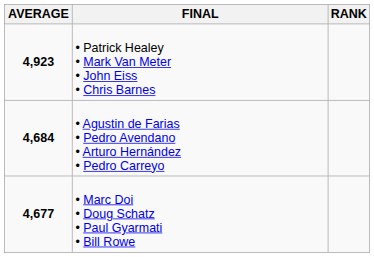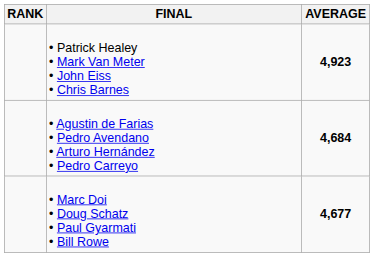columns swapped: (349, 14) <-> (38, 14)
